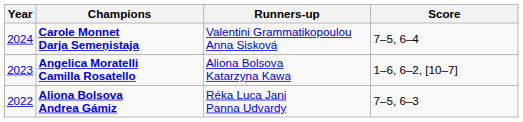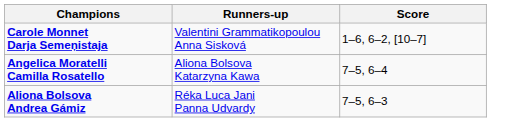- column: (20, 14)
(396, 39) 7–5, 6–4 -> (384, 39) 1–6, 6–2, [10–7]
(416, 70) 1–6, 6–2, [10–7] -> (365, 70) 7–5, 6–4
